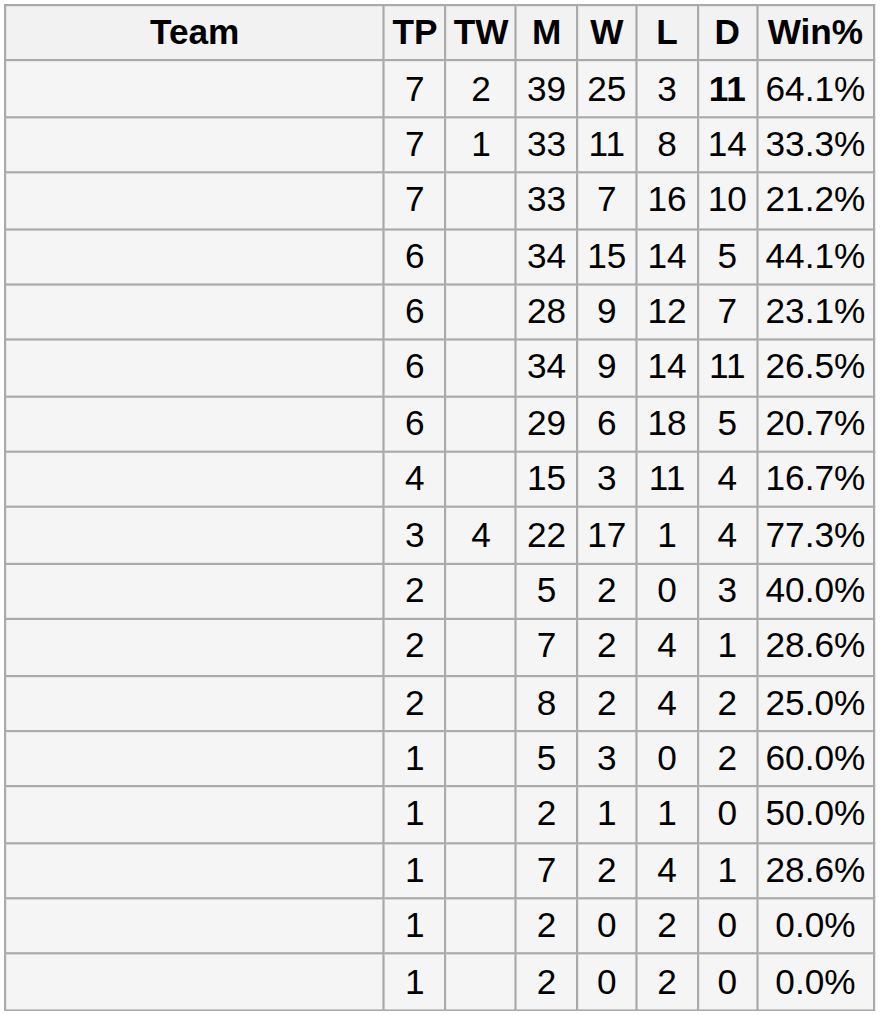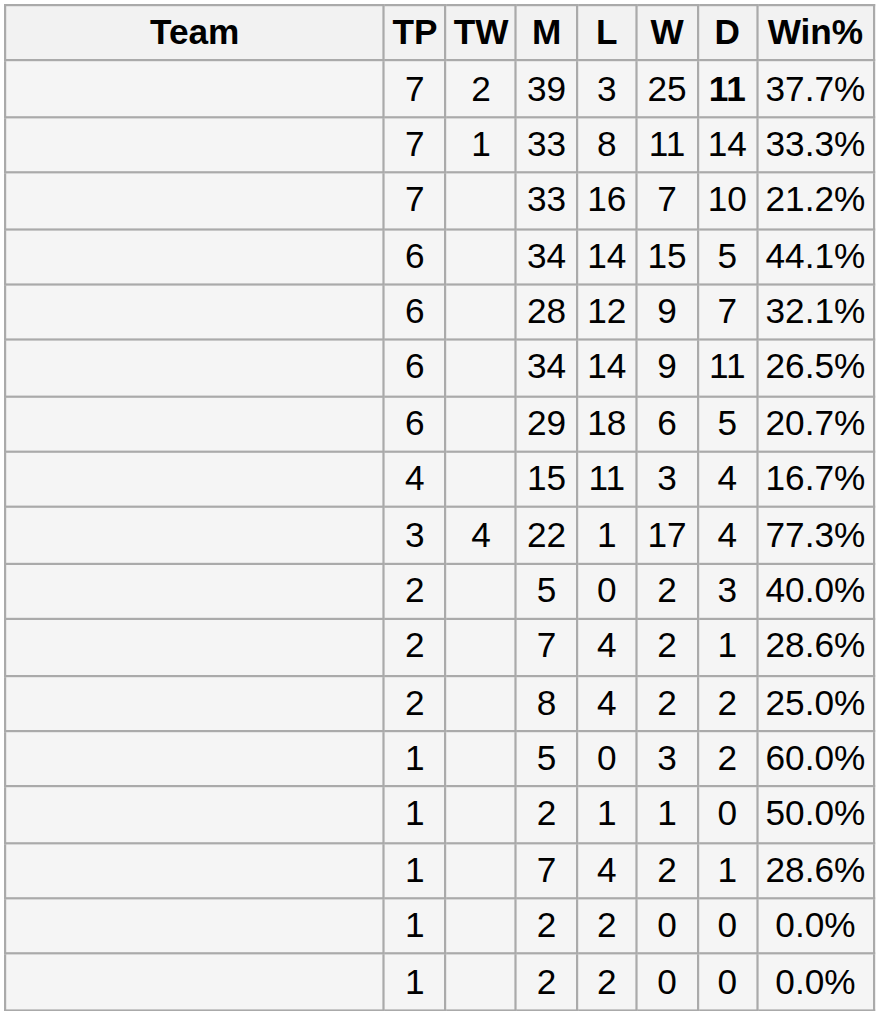columns swapped: (607, 32) <-> (667, 32)
(815, 88) 64.1% -> (815, 88) 37.7%
(815, 311) 23.1% -> (815, 311) 32.1%
